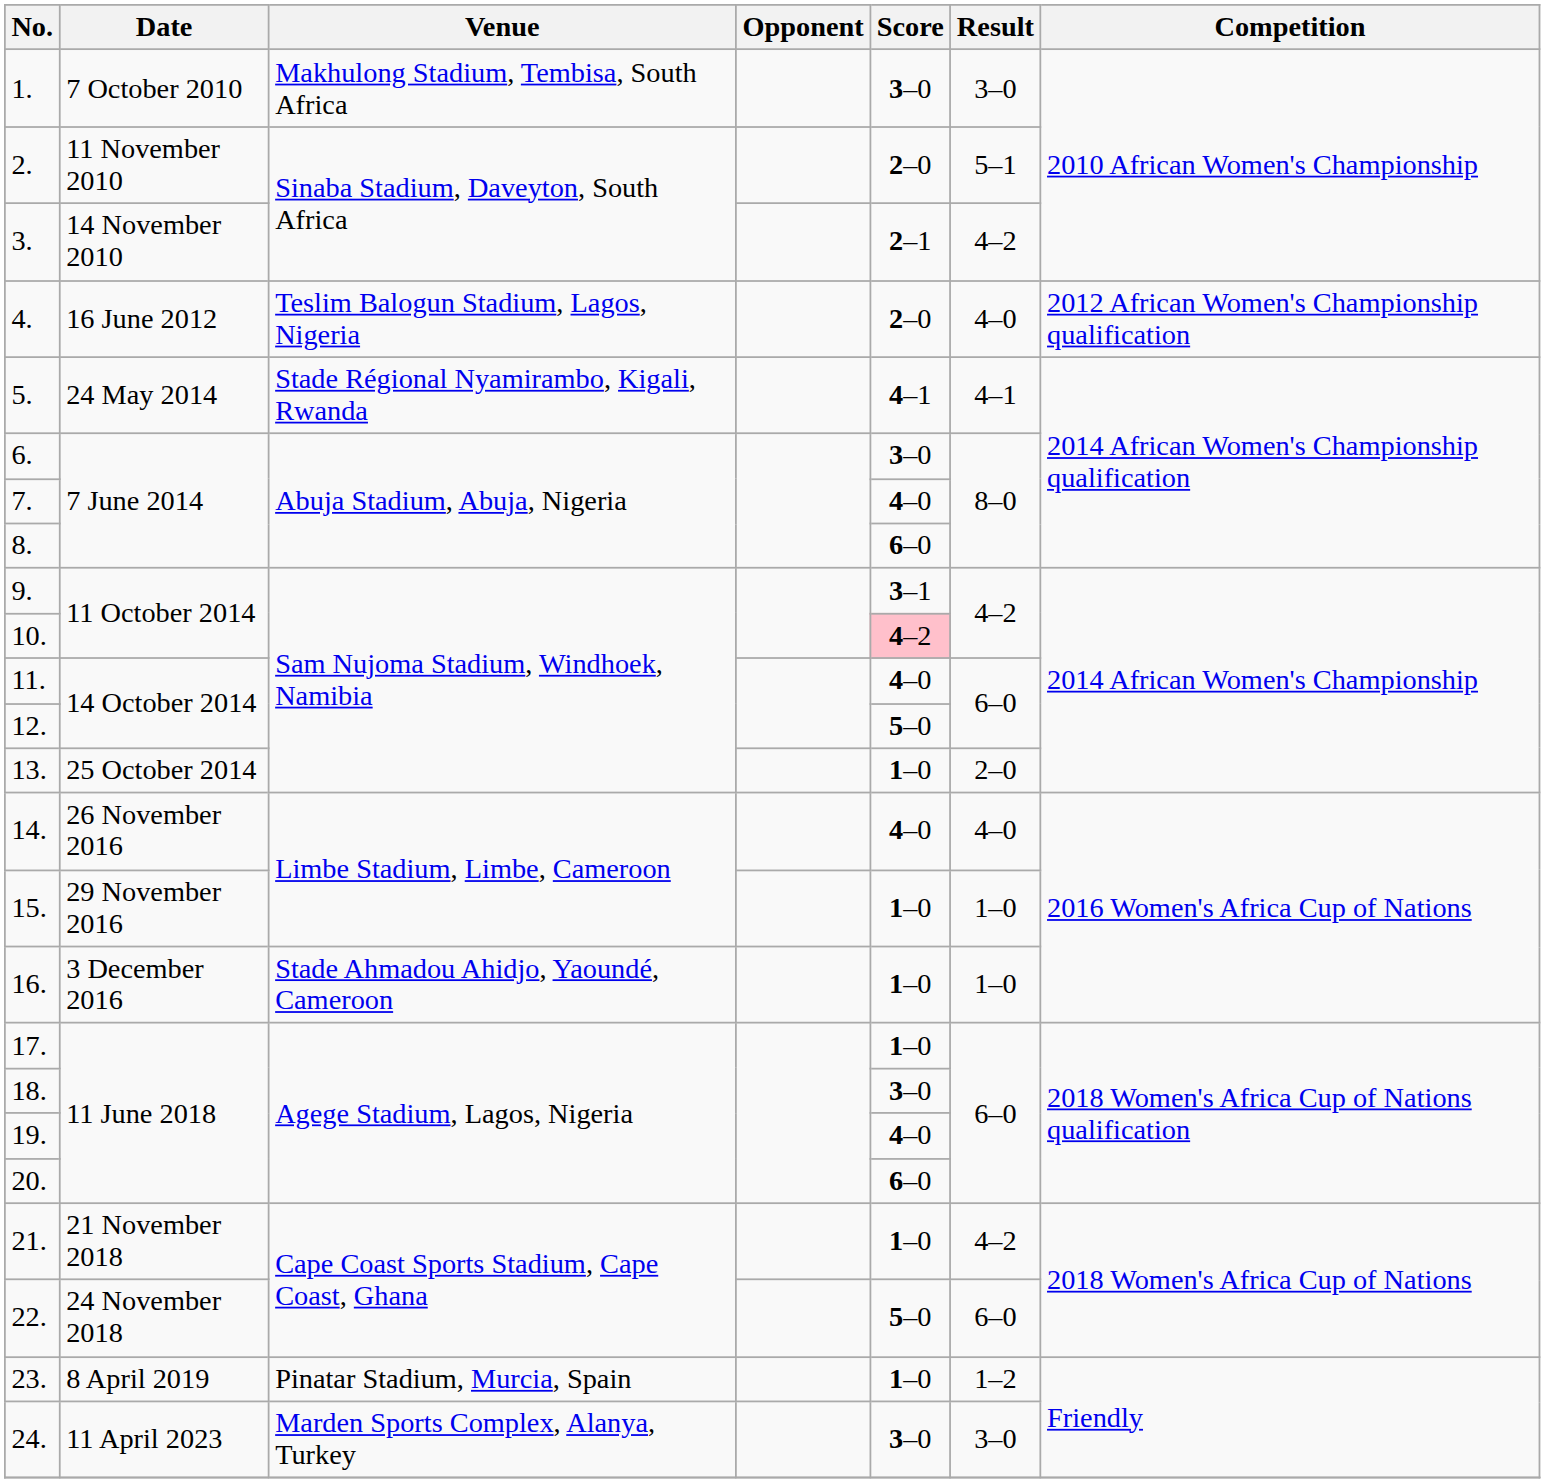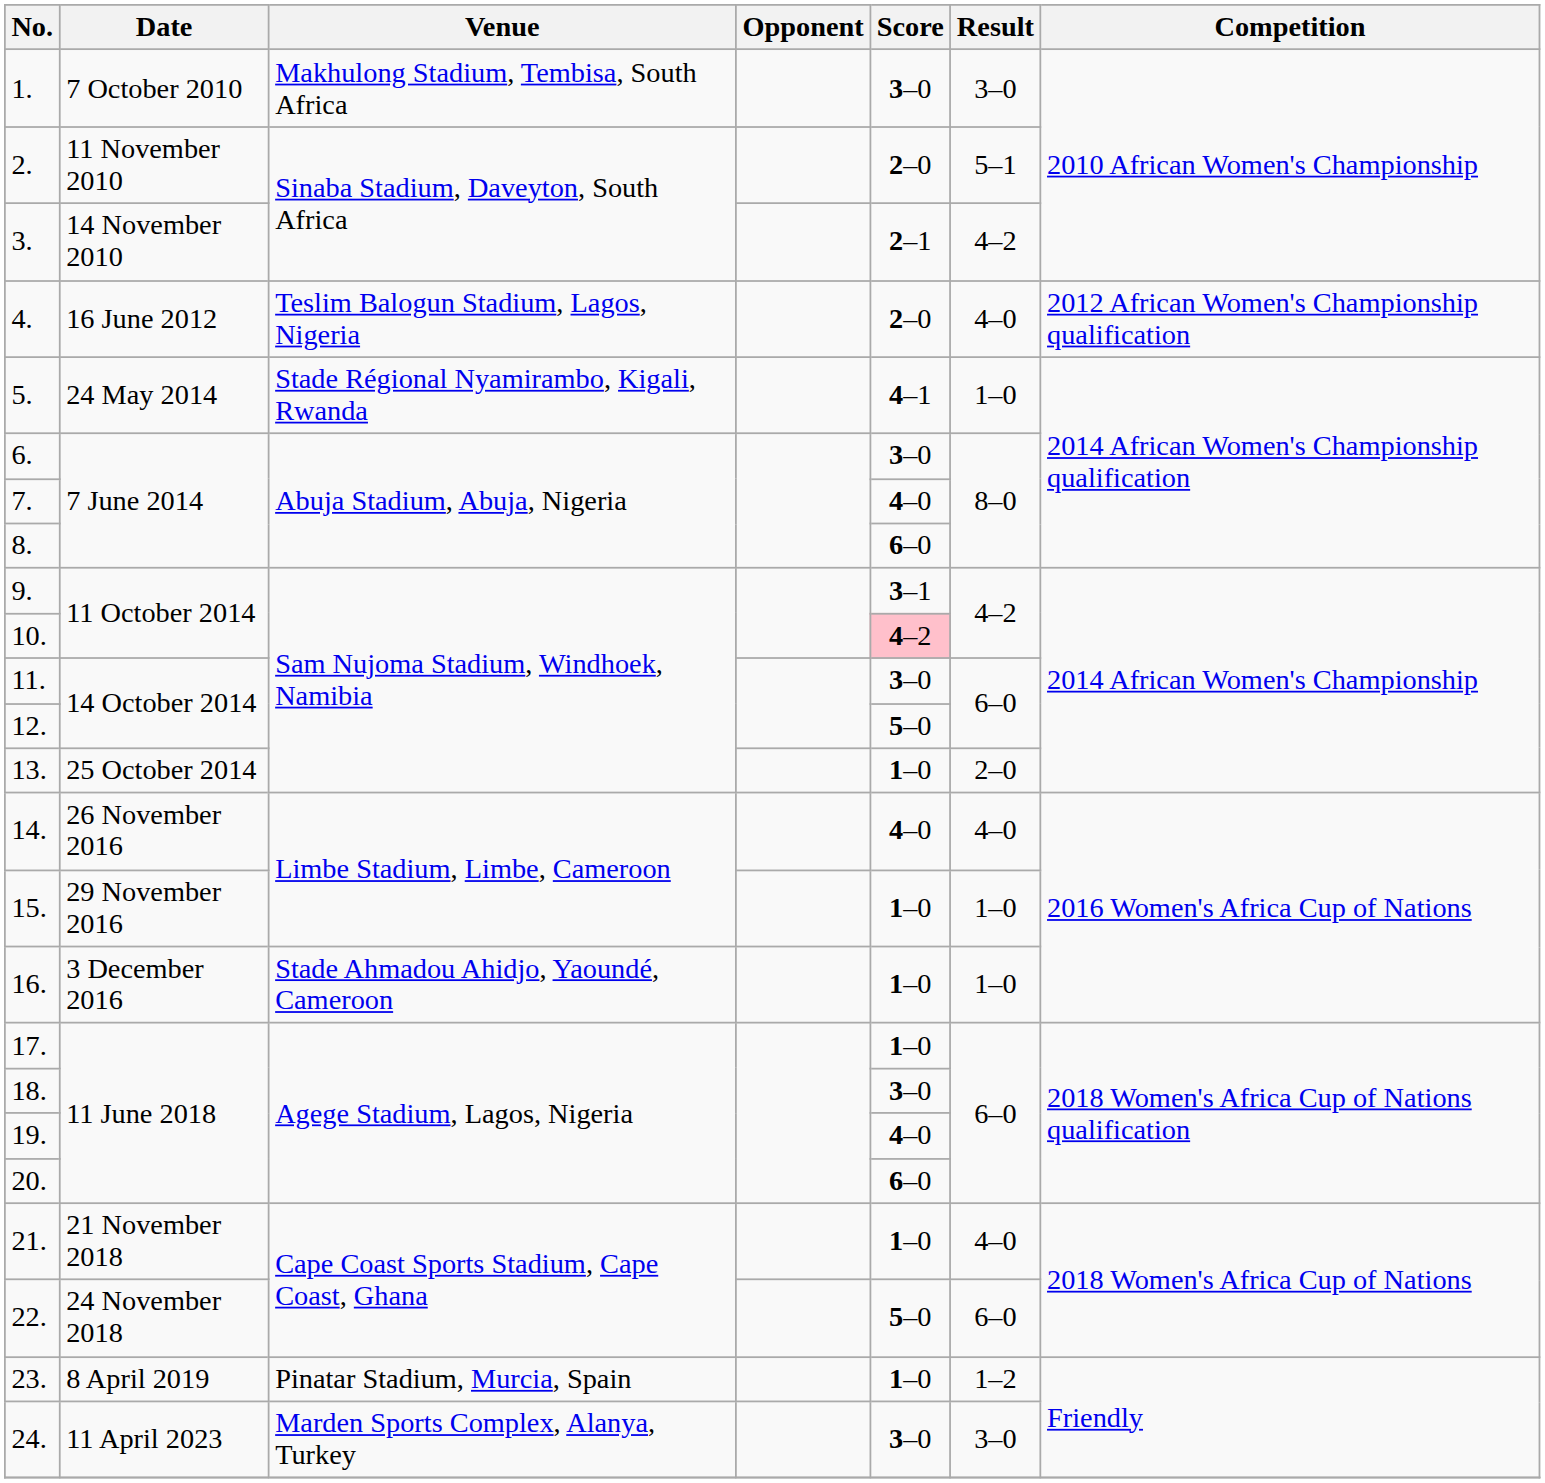(995, 394) 4–1 -> (995, 394) 1–0
(910, 680) 4–0 -> (910, 680) 3–0
(995, 1240) 4–2 -> (995, 1240) 4–0
